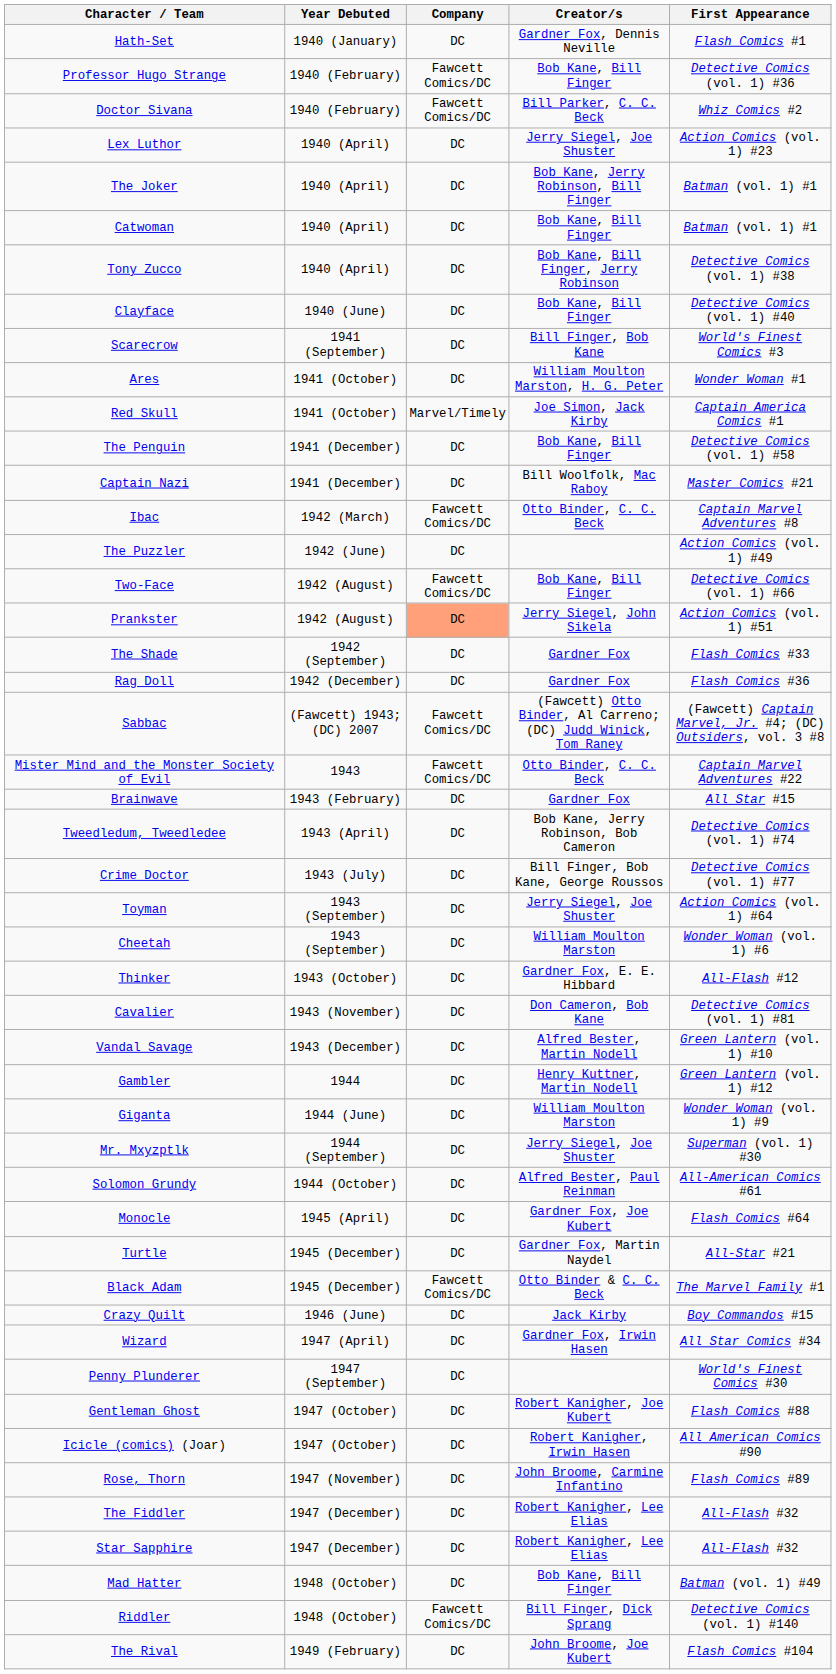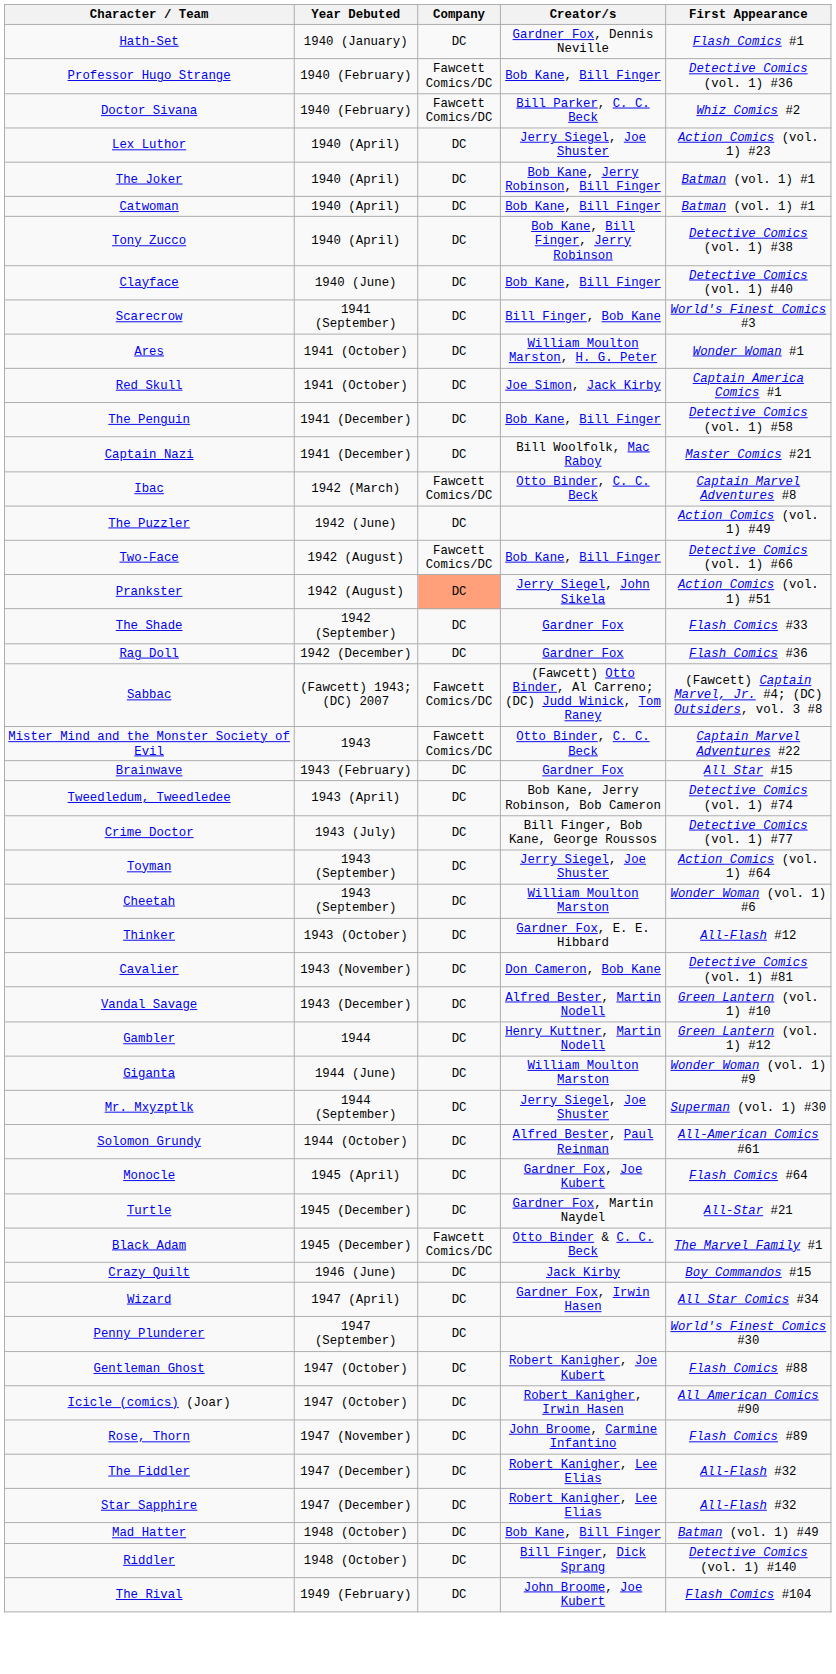(458, 414) Marvel/Timely -> (459, 386) DC
(458, 1617) Fawcett Comics/DC -> (459, 1560) DC
